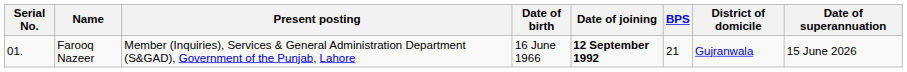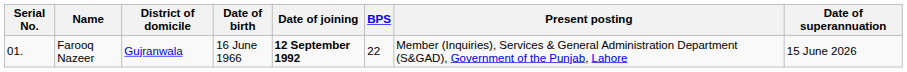columns swapped: (738, 20) <-> (317, 20)
(672, 51) 21 -> (374, 51) 22
